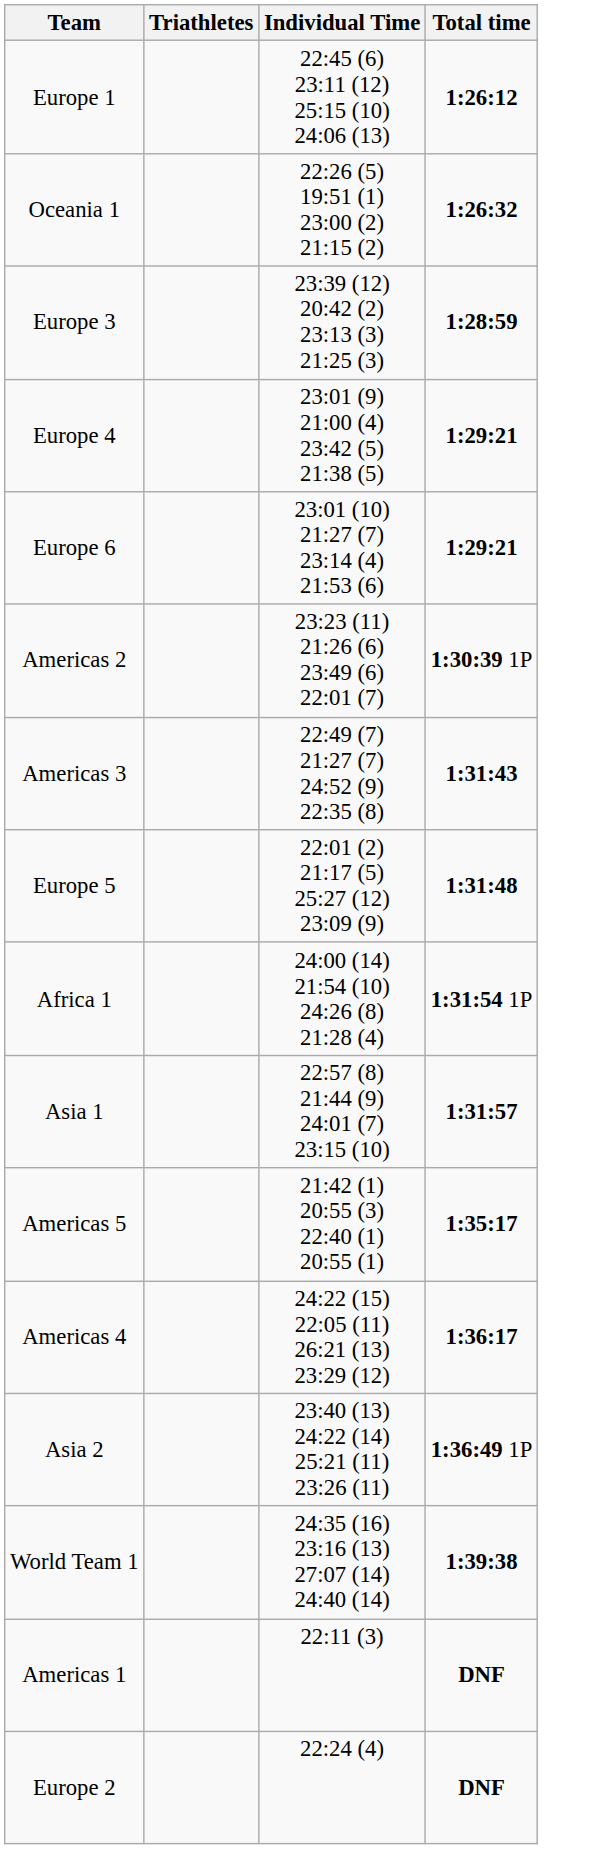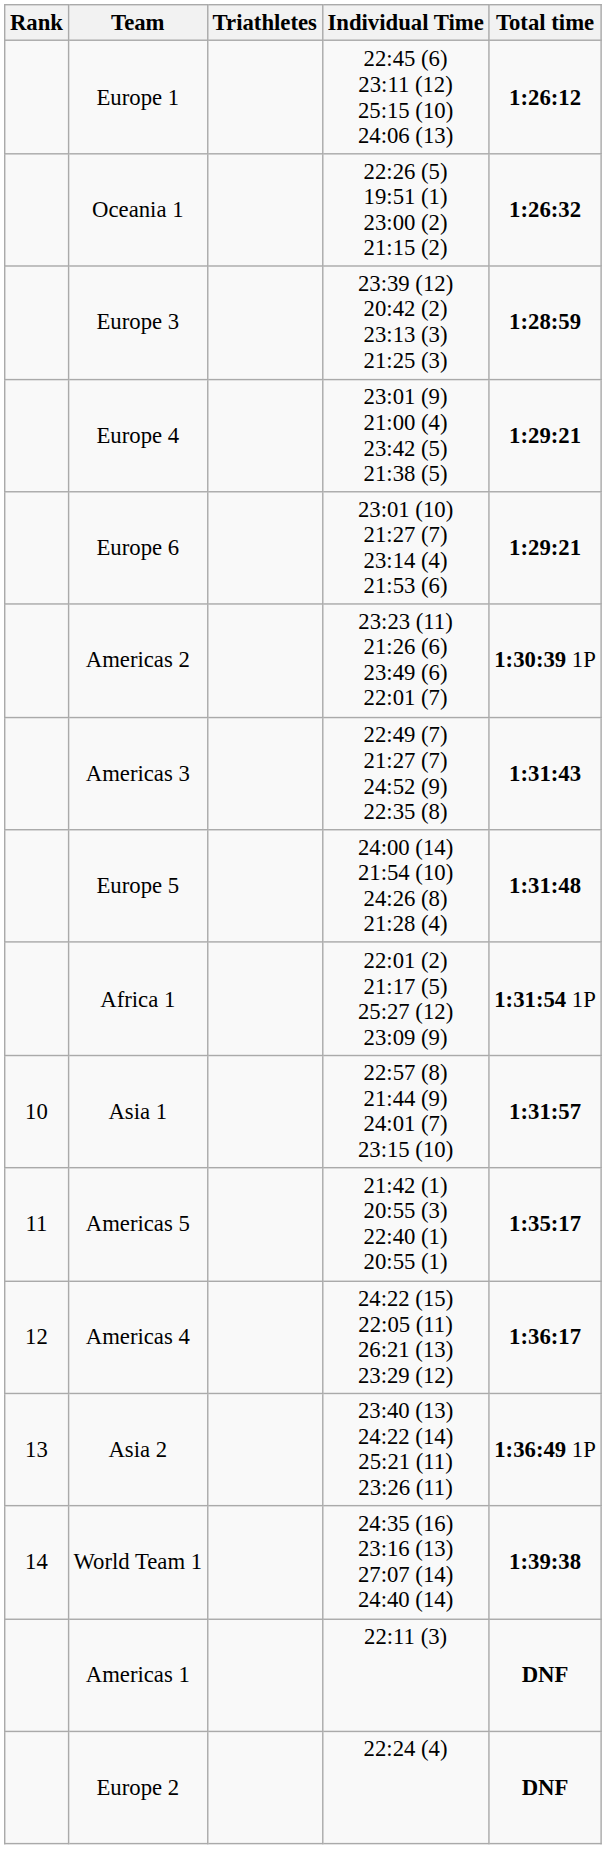+ column: (36, 22)
(342, 885) 22:01 (2) 21:17 (5) 25:27 (12) 23:09 (9) -> (406, 885) 24:00 (14) 21:54 (10) 24:26 (8) 21:28 (4)
(342, 998) 24:00 (14) 21:54 (10) 24:26 (8) 21:28 (4) -> (406, 998) 22:01 (2) 21:17 (5) 25:27 (12) 23:09 (9)
